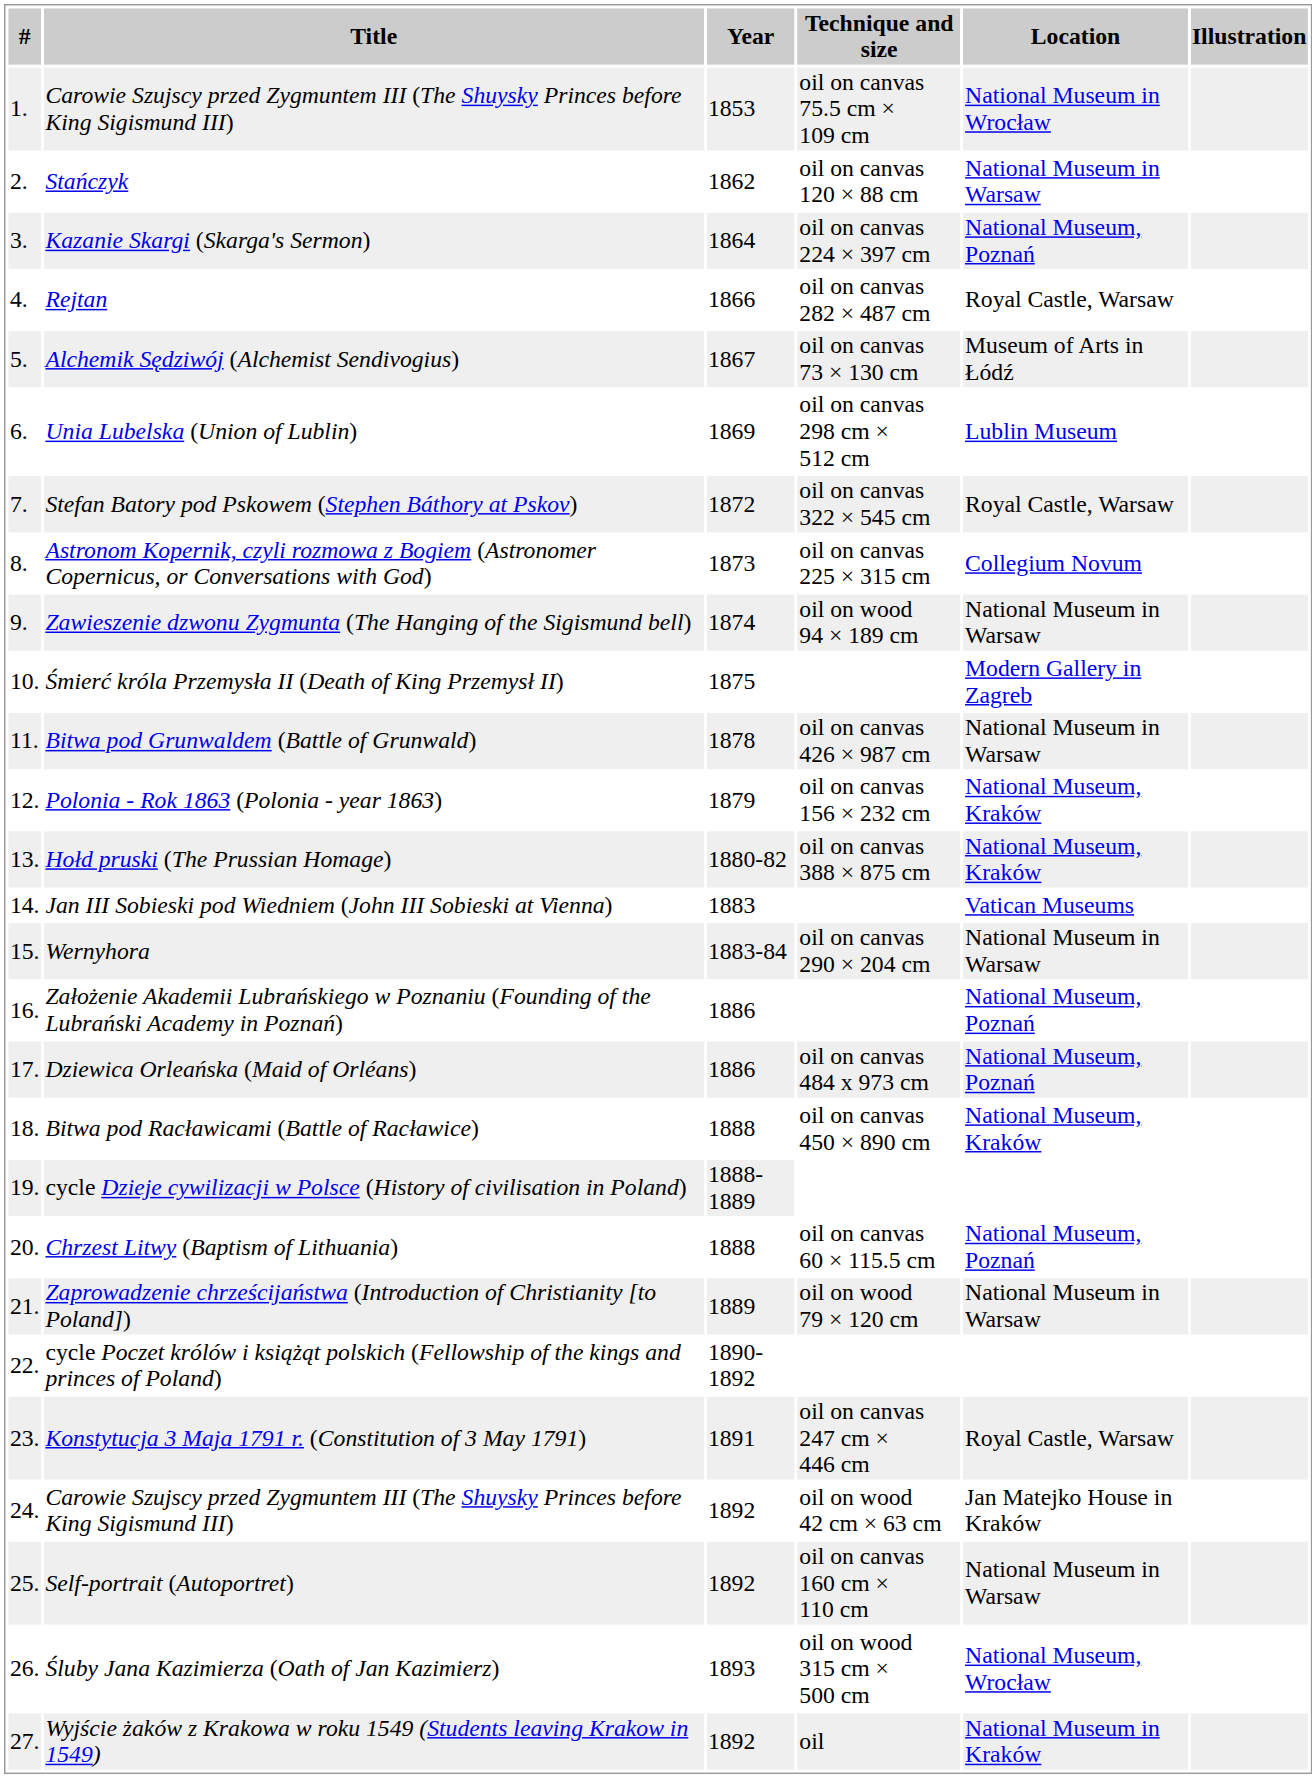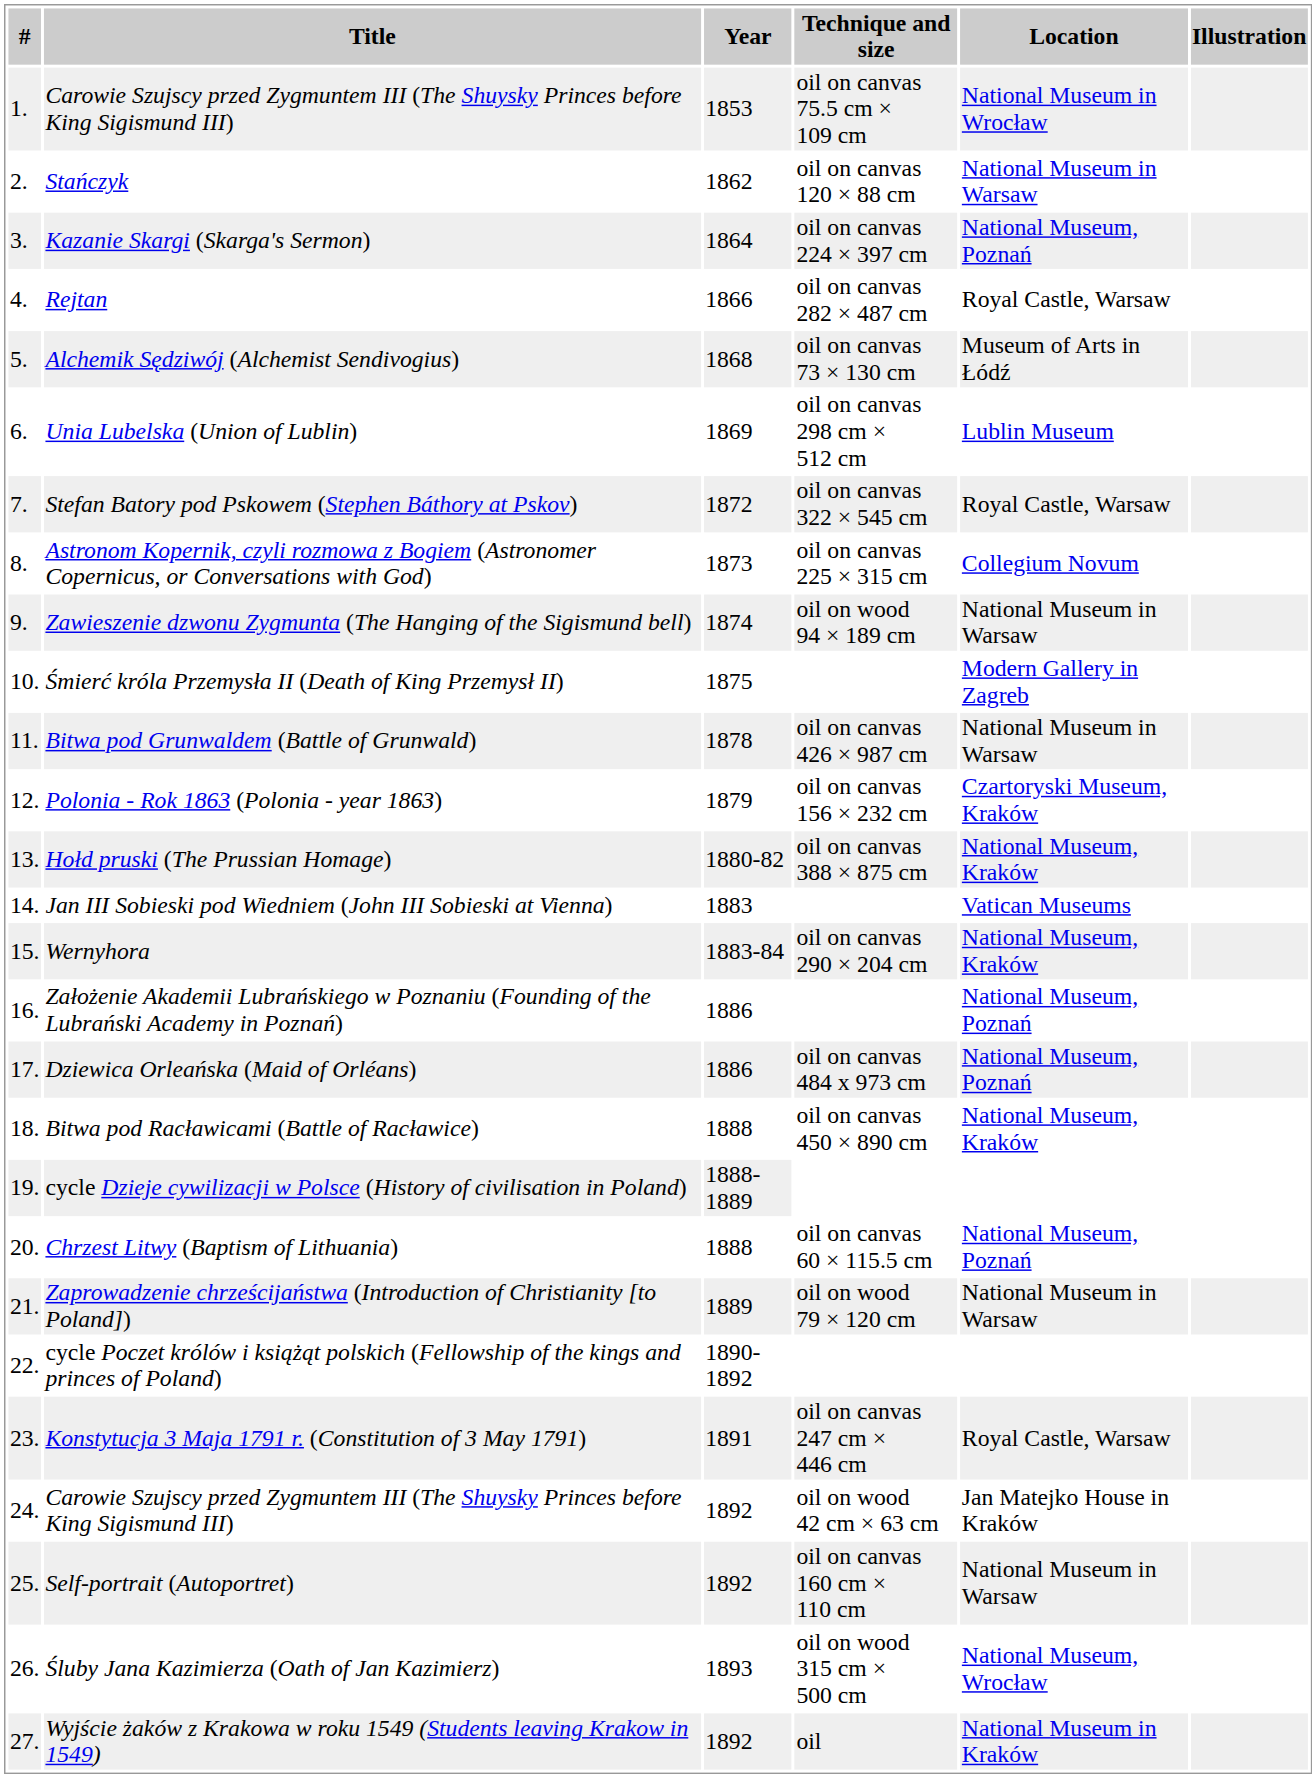(732, 358) 1867 -> (729, 358) 1868
(1053, 800) National Museum, Kraków -> (1064, 800) Czartoryski Museum, Kraków
(1062, 950) National Museum in Warsaw -> (1050, 950) National Museum, Kraków
